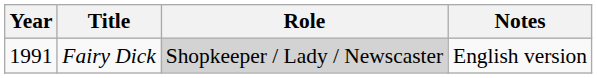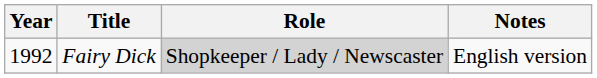(31, 55) 1991 -> (31, 55) 1992
